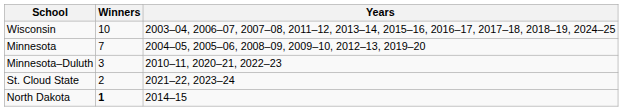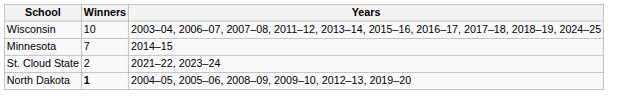(285, 47) 2004–05, 2005–06, 2008–09, 2009–10, 2012–13, 2019–20 -> (152, 47) 2014–15
- row: (50, 64)
(166, 98) 2014–15 -> (271, 81) 2004–05, 2005–06, 2008–09, 2009–10, 2012–13, 2019–20
